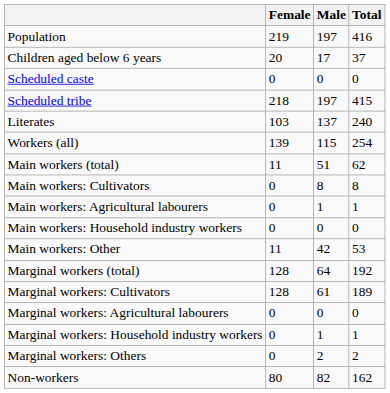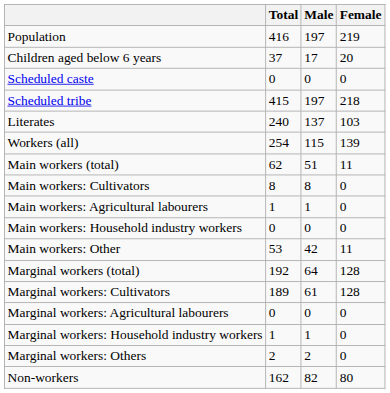columns swapped: (367, 15) <-> (290, 15)
